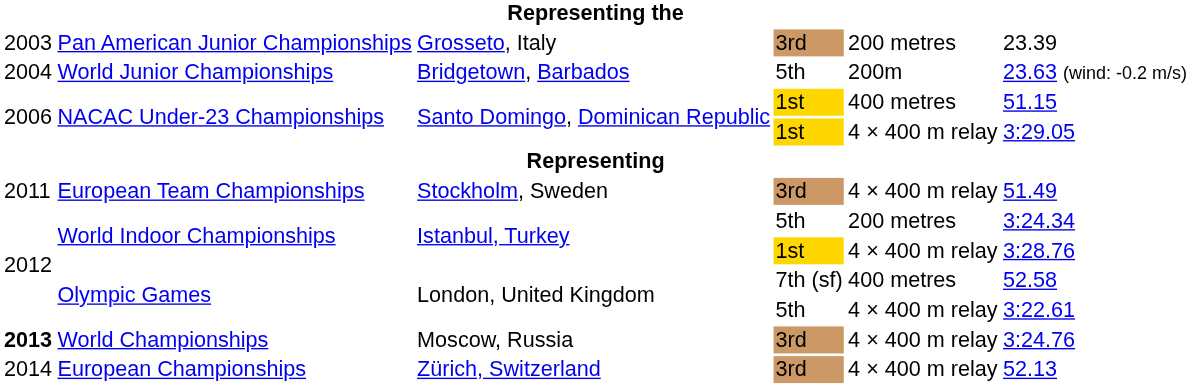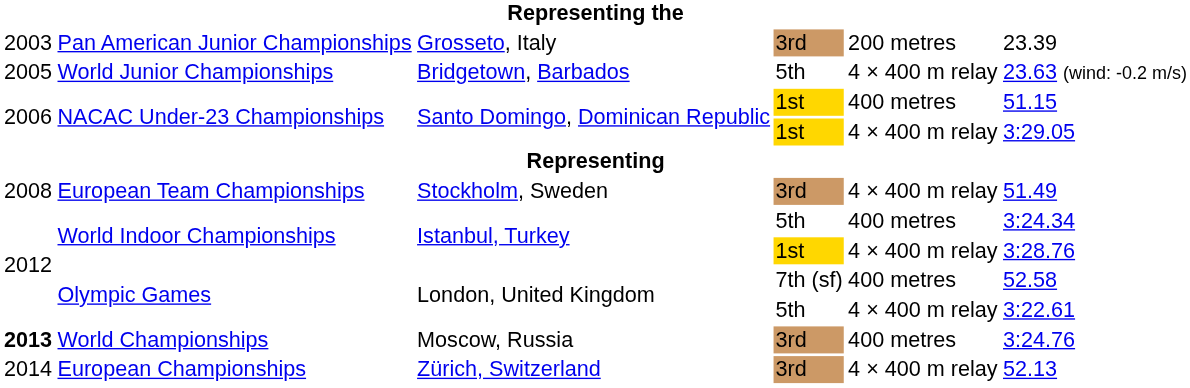(28, 72) 2004 -> (28, 72) 2005
(875, 72) 200m -> (923, 72) 4 × 400 m relay
(27, 191) 2011 -> (28, 191) 2008
(902, 220) 200 metres -> (902, 220) 400 metres
(923, 339) 4 × 400 m relay -> (902, 339) 400 metres
